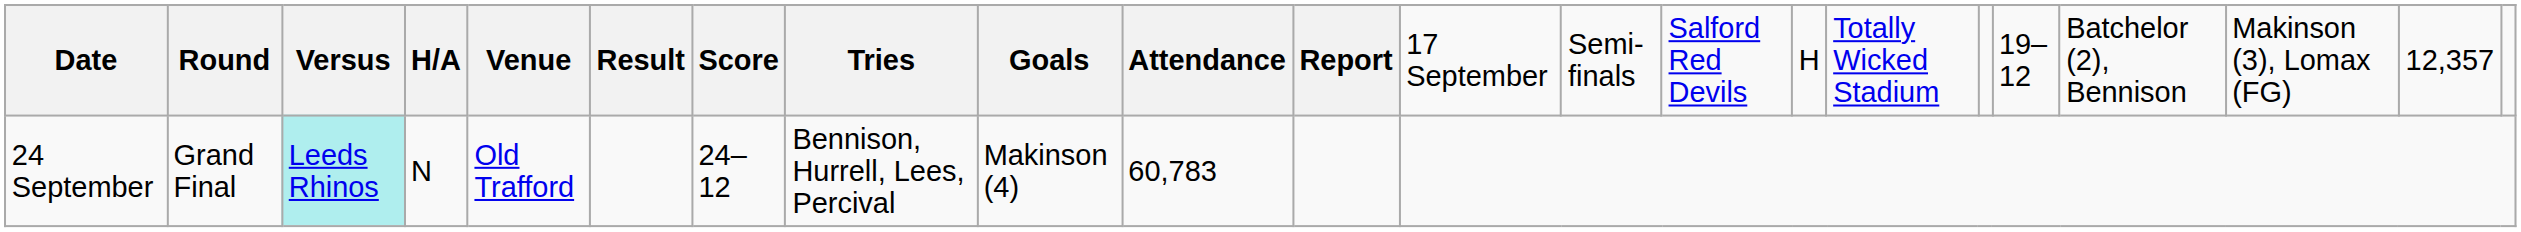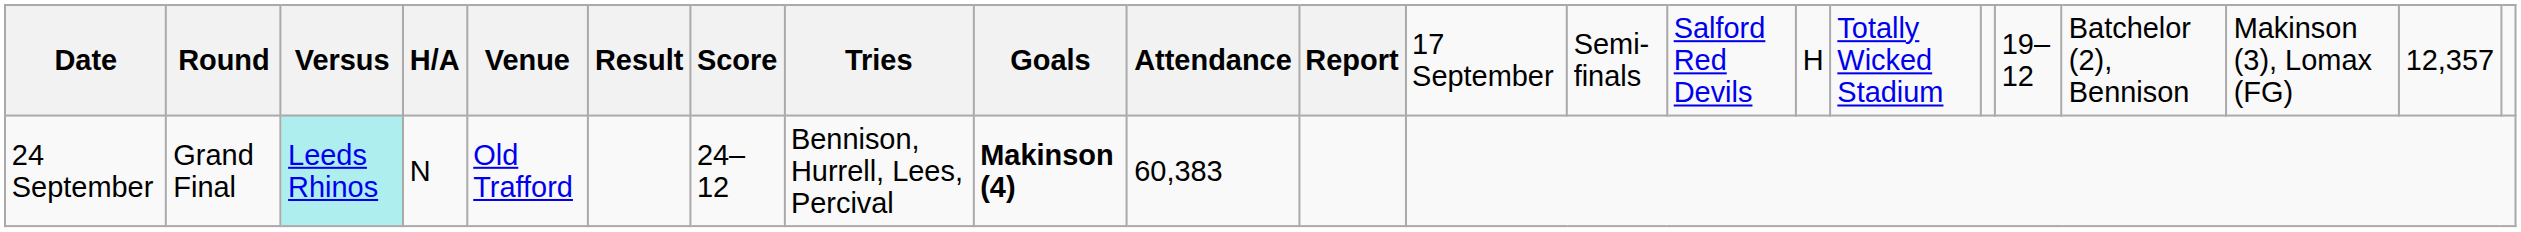(1046, 170) normal -> (1047, 170) bold
(1173, 170) 60,783 -> (1178, 170) 60,383
